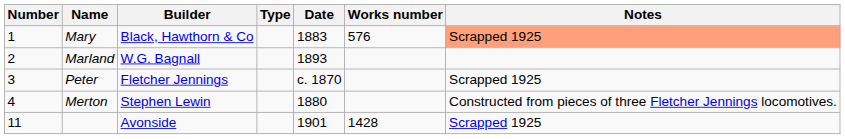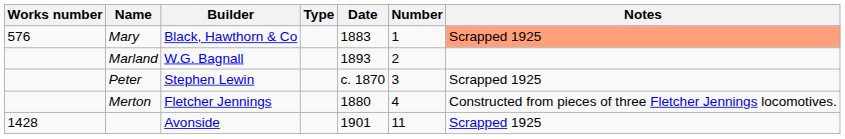columns swapped: (33, 15) <-> (395, 15)
(174, 79) Fletcher Jennings -> (209, 79) Stephen Lewin
(166, 101) Stephen Lewin -> (218, 101) Fletcher Jennings
